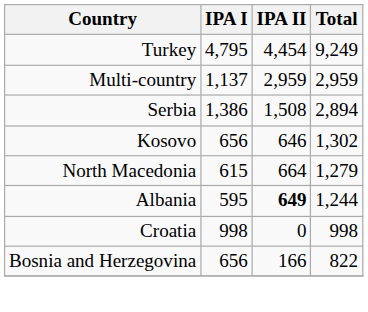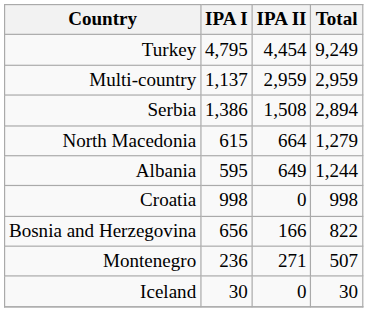- row: (167, 140)
(292, 200) bold -> (292, 170) normal
+ row: (150, 261)
+ row: (168, 291)
